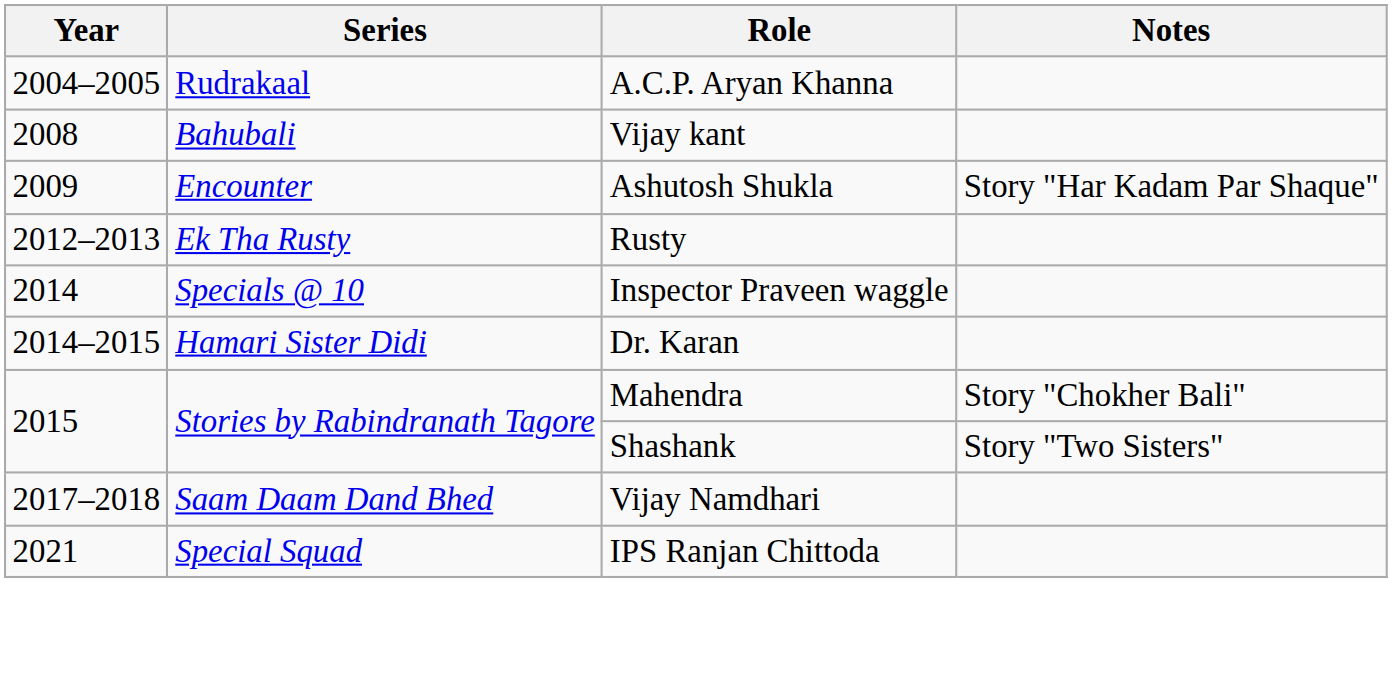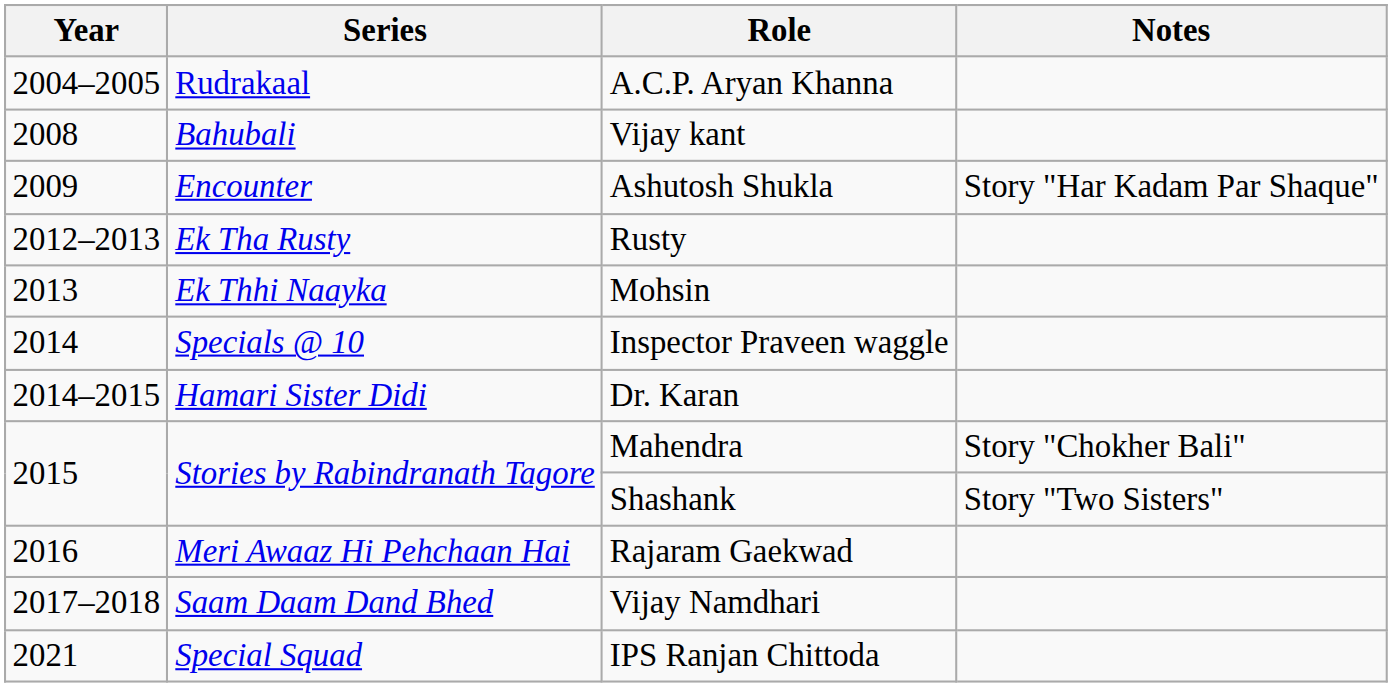+ row: (660, 290)
+ row: (731, 550)
